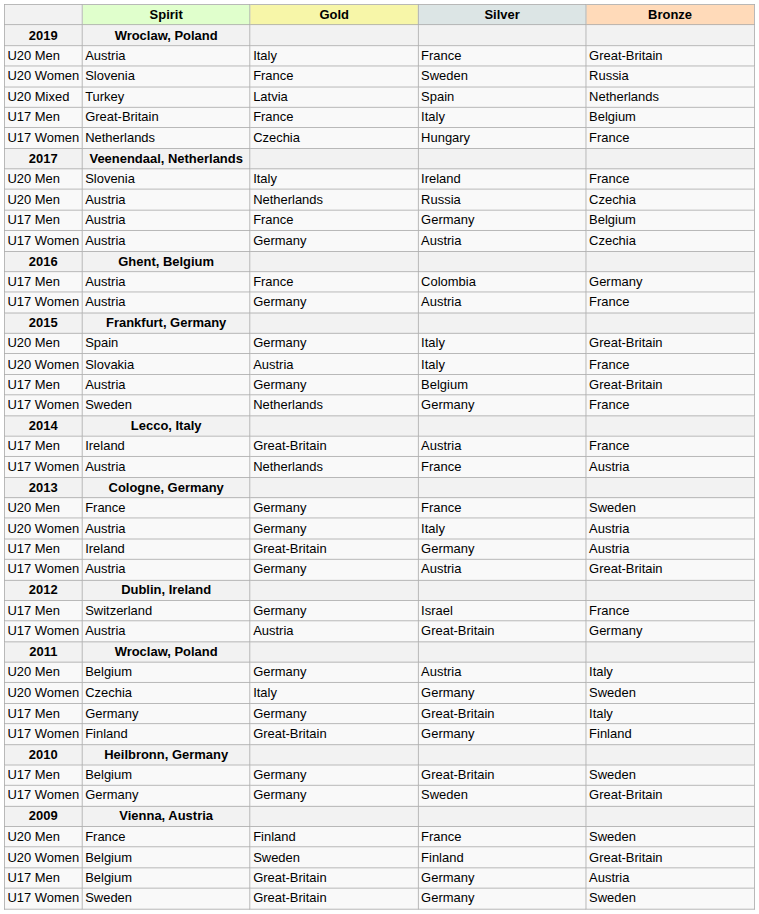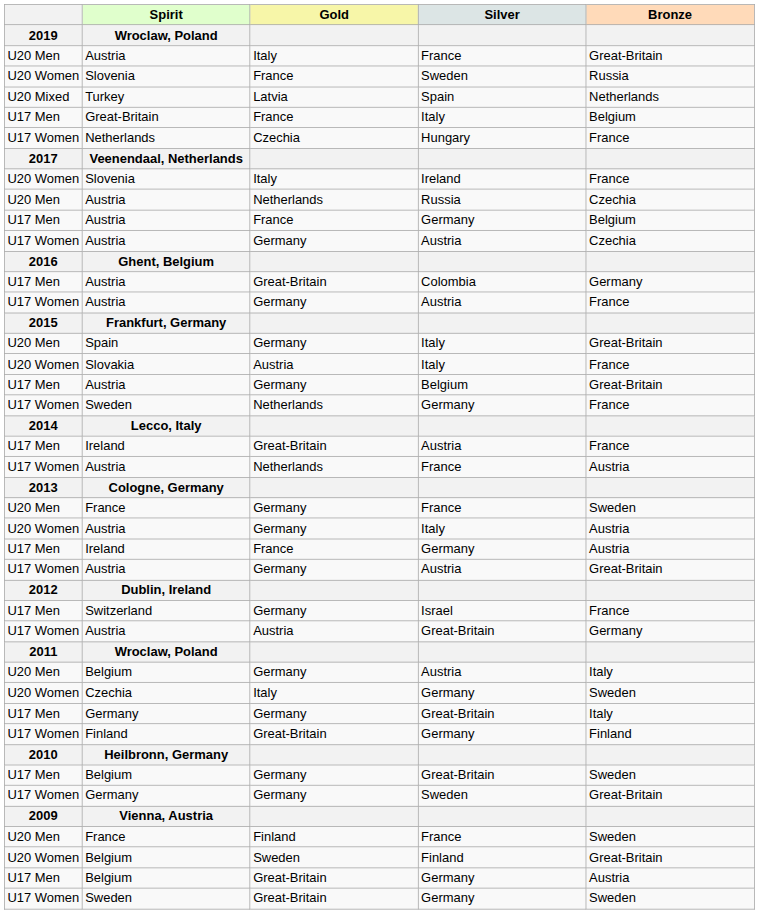(34, 179) U20 Men -> (43, 179) U20 Women
(273, 281) France -> (290, 281) Great-Britain
(290, 549) Great-Britain -> (273, 549) France
